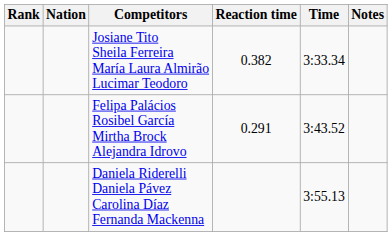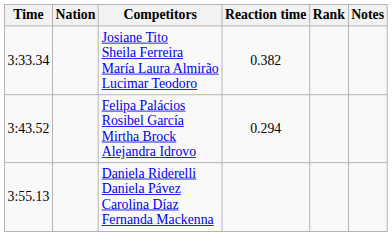columns swapped: (24, 15) <-> (324, 15)
(256, 128) 0.291 -> (266, 128) 0.294
